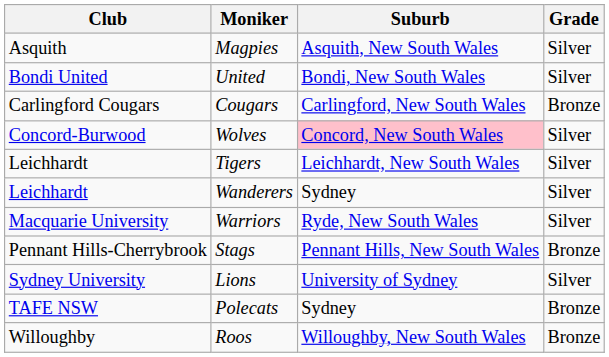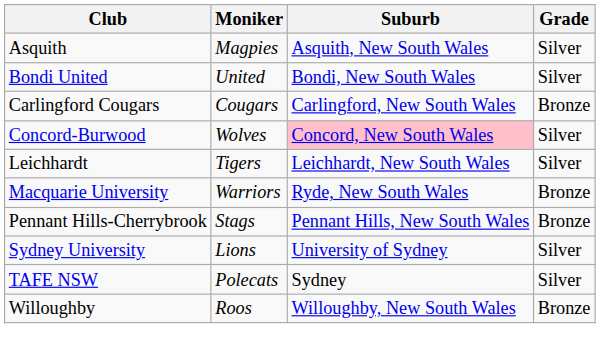- row: (254, 192)
(569, 221) Silver -> (564, 192) Bronze
(574, 308) Bronze -> (560, 279) Silver
